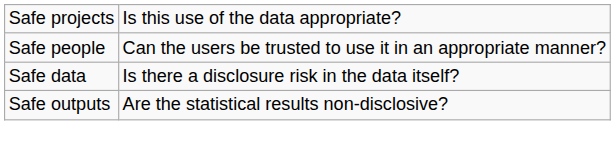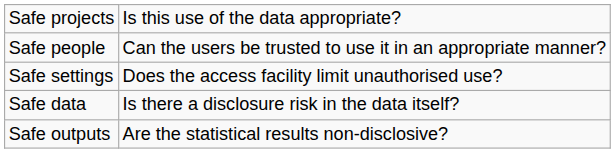+ row: (61, 76)
